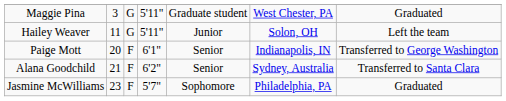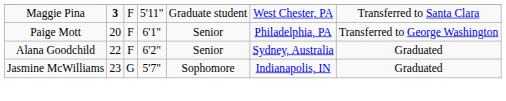(115, 13) normal -> (115, 13) bold
(130, 13) G -> (130, 13) F
(419, 13) Graduated -> (419, 13) Transferred to Santa Clara
- row: (56, 31)
(293, 50) Indianapolis, IN -> (293, 31) Philadelphia, PA
(115, 68) 21 -> (115, 50) 22
(419, 68) Transferred to Santa Clara -> (419, 50) Graduated
(130, 86) F -> (130, 68) G
(293, 86) Philadelphia, PA -> (293, 68) Indianapolis, IN
